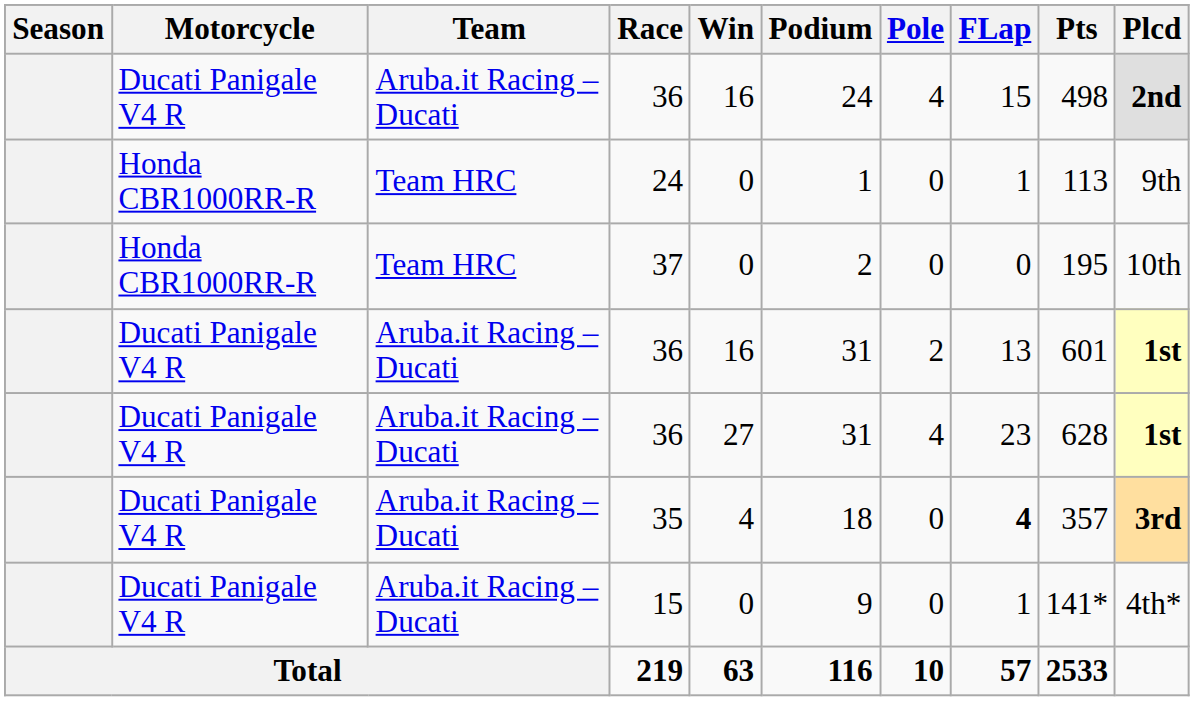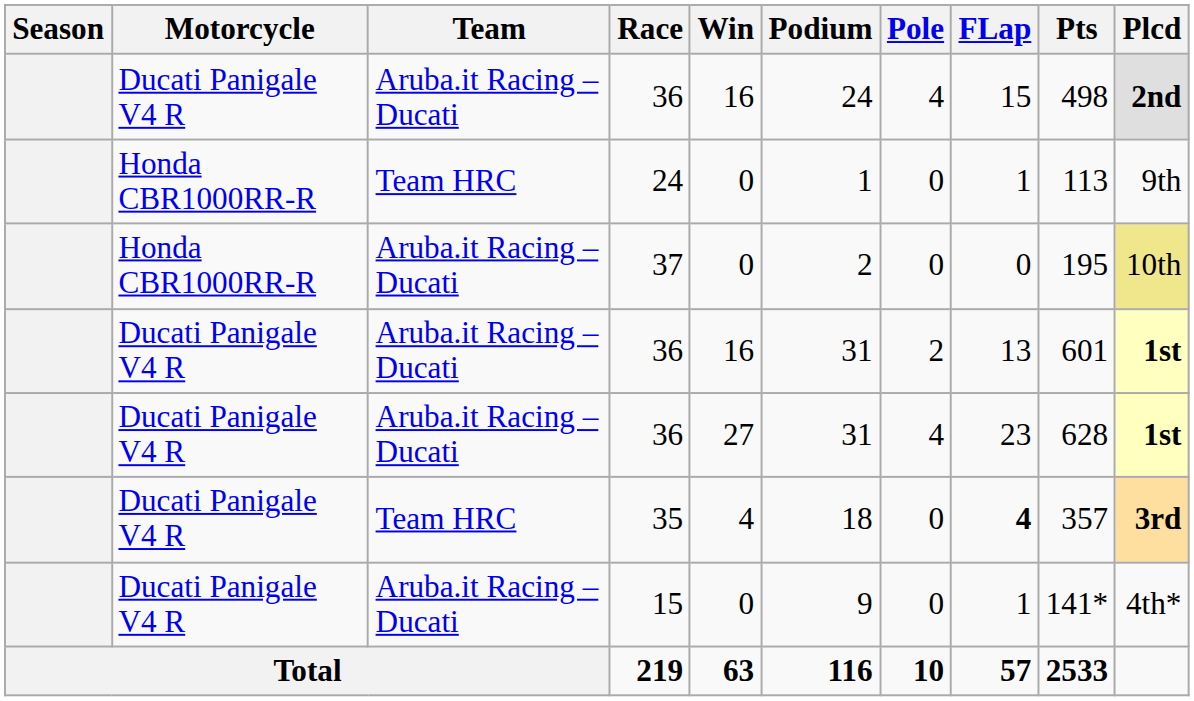(446, 265) Team HRC -> (487, 265) Aruba.it Racing – Ducati
(1154, 265) no background -> (1154, 265) khaki background
(487, 519) Aruba.it Racing – Ducati -> (446, 519) Team HRC
